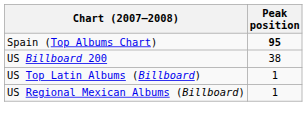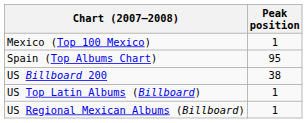+ row: (79, 42)
(275, 42) bold -> (275, 59) normal
